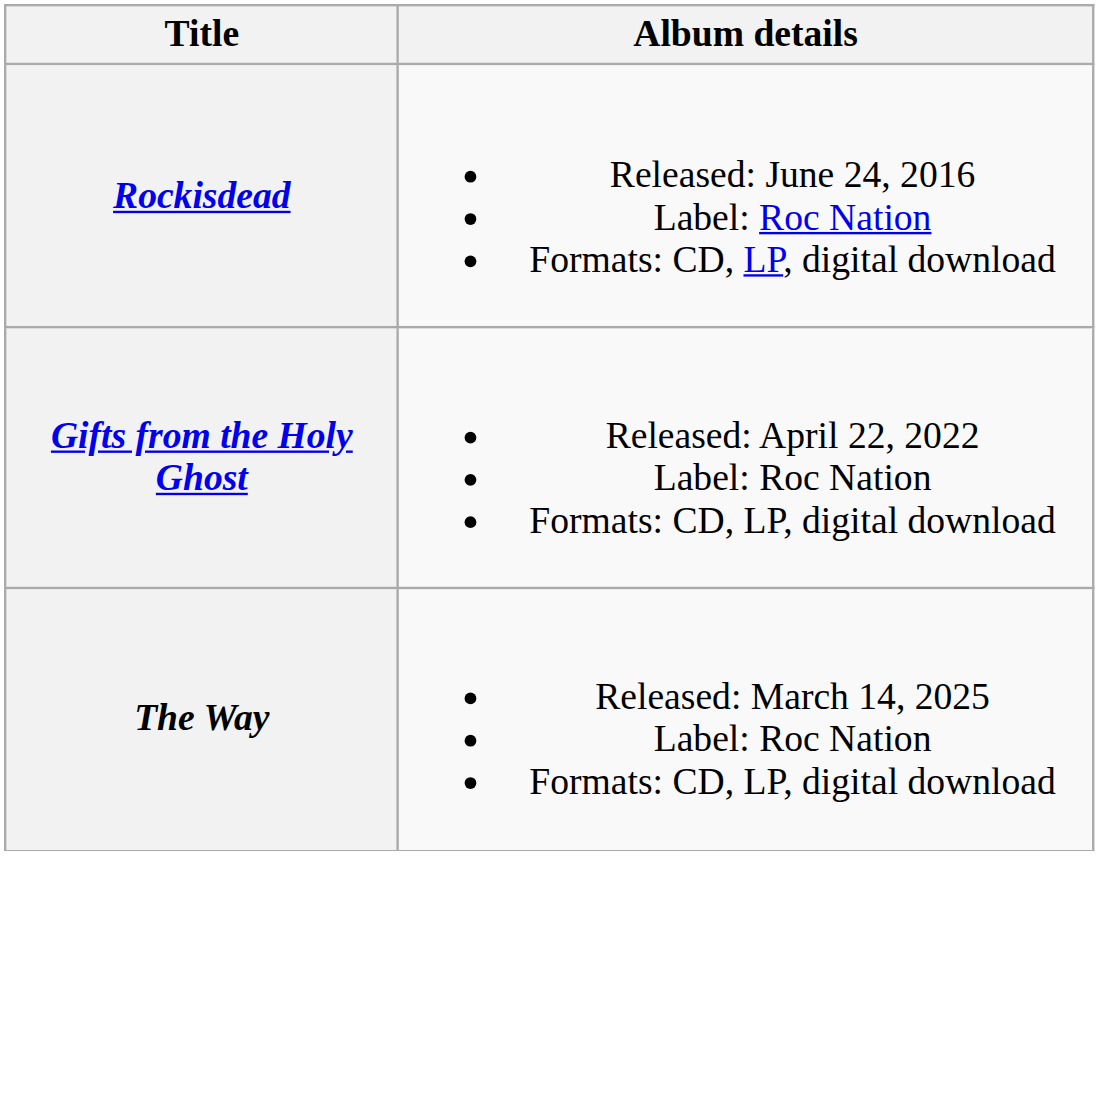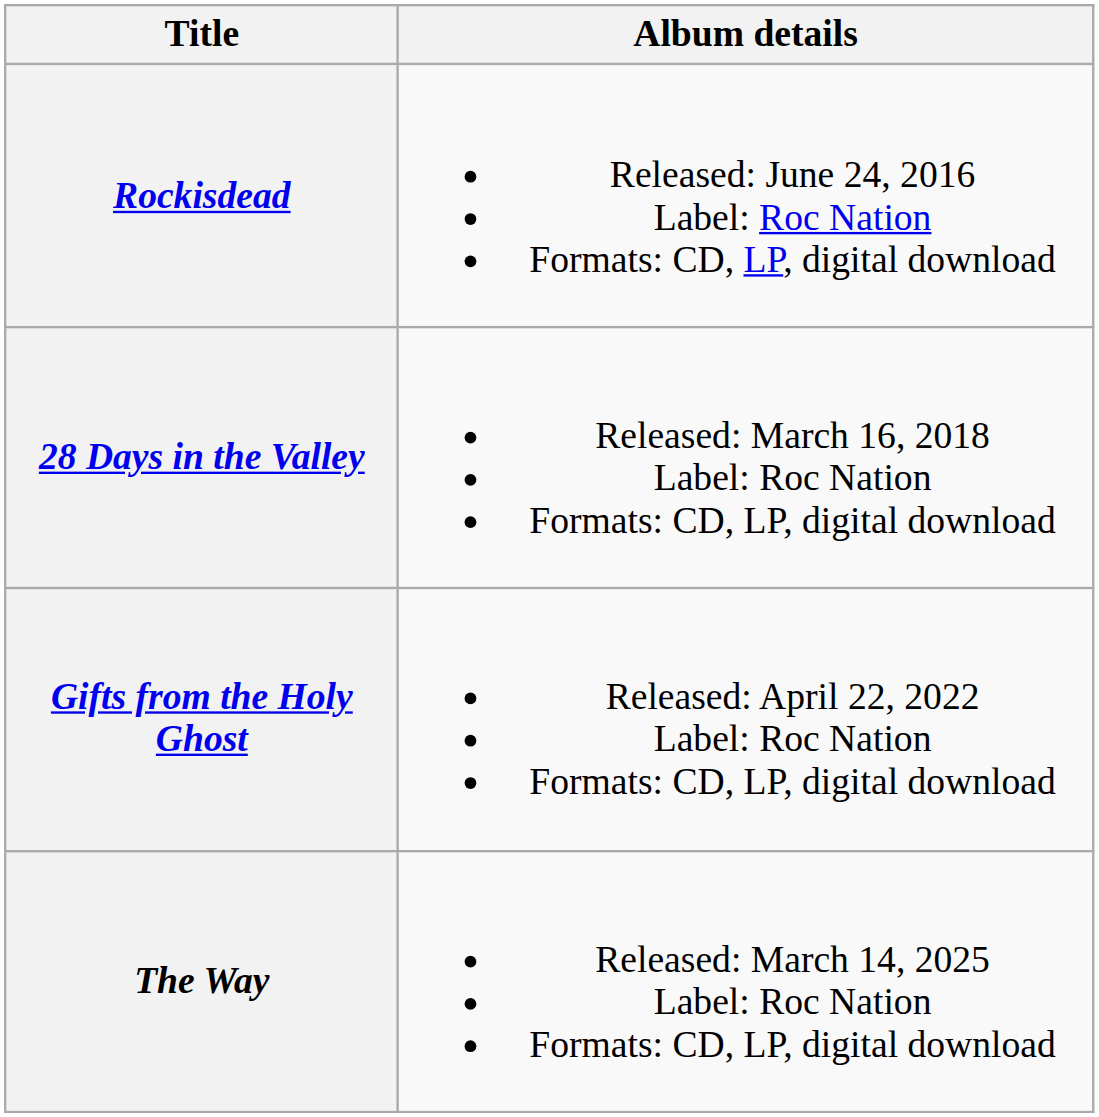+ row: (202, 456)
